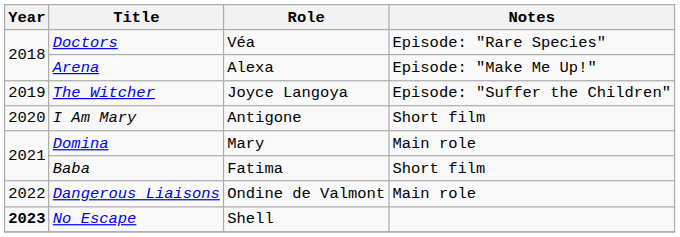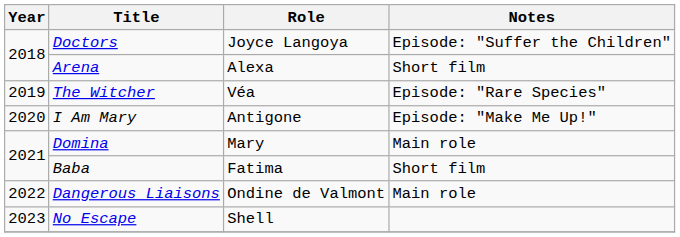(241, 42) Véa -> (288, 42) Joyce Langoya
(499, 42) Episode: "Rare Species" -> (532, 42) Episode: "Suffer the Children"
(495, 68) Episode: "Make Me Up!" -> (439, 68) Short film
(288, 93) Joyce Langoya -> (241, 93) Véa
(532, 93) Episode: "Suffer the Children" -> (499, 93) Episode: "Rare Species"
(439, 118) Short film -> (495, 118) Episode: "Make Me Up!"
(27, 219) bold -> (27, 219) normal
